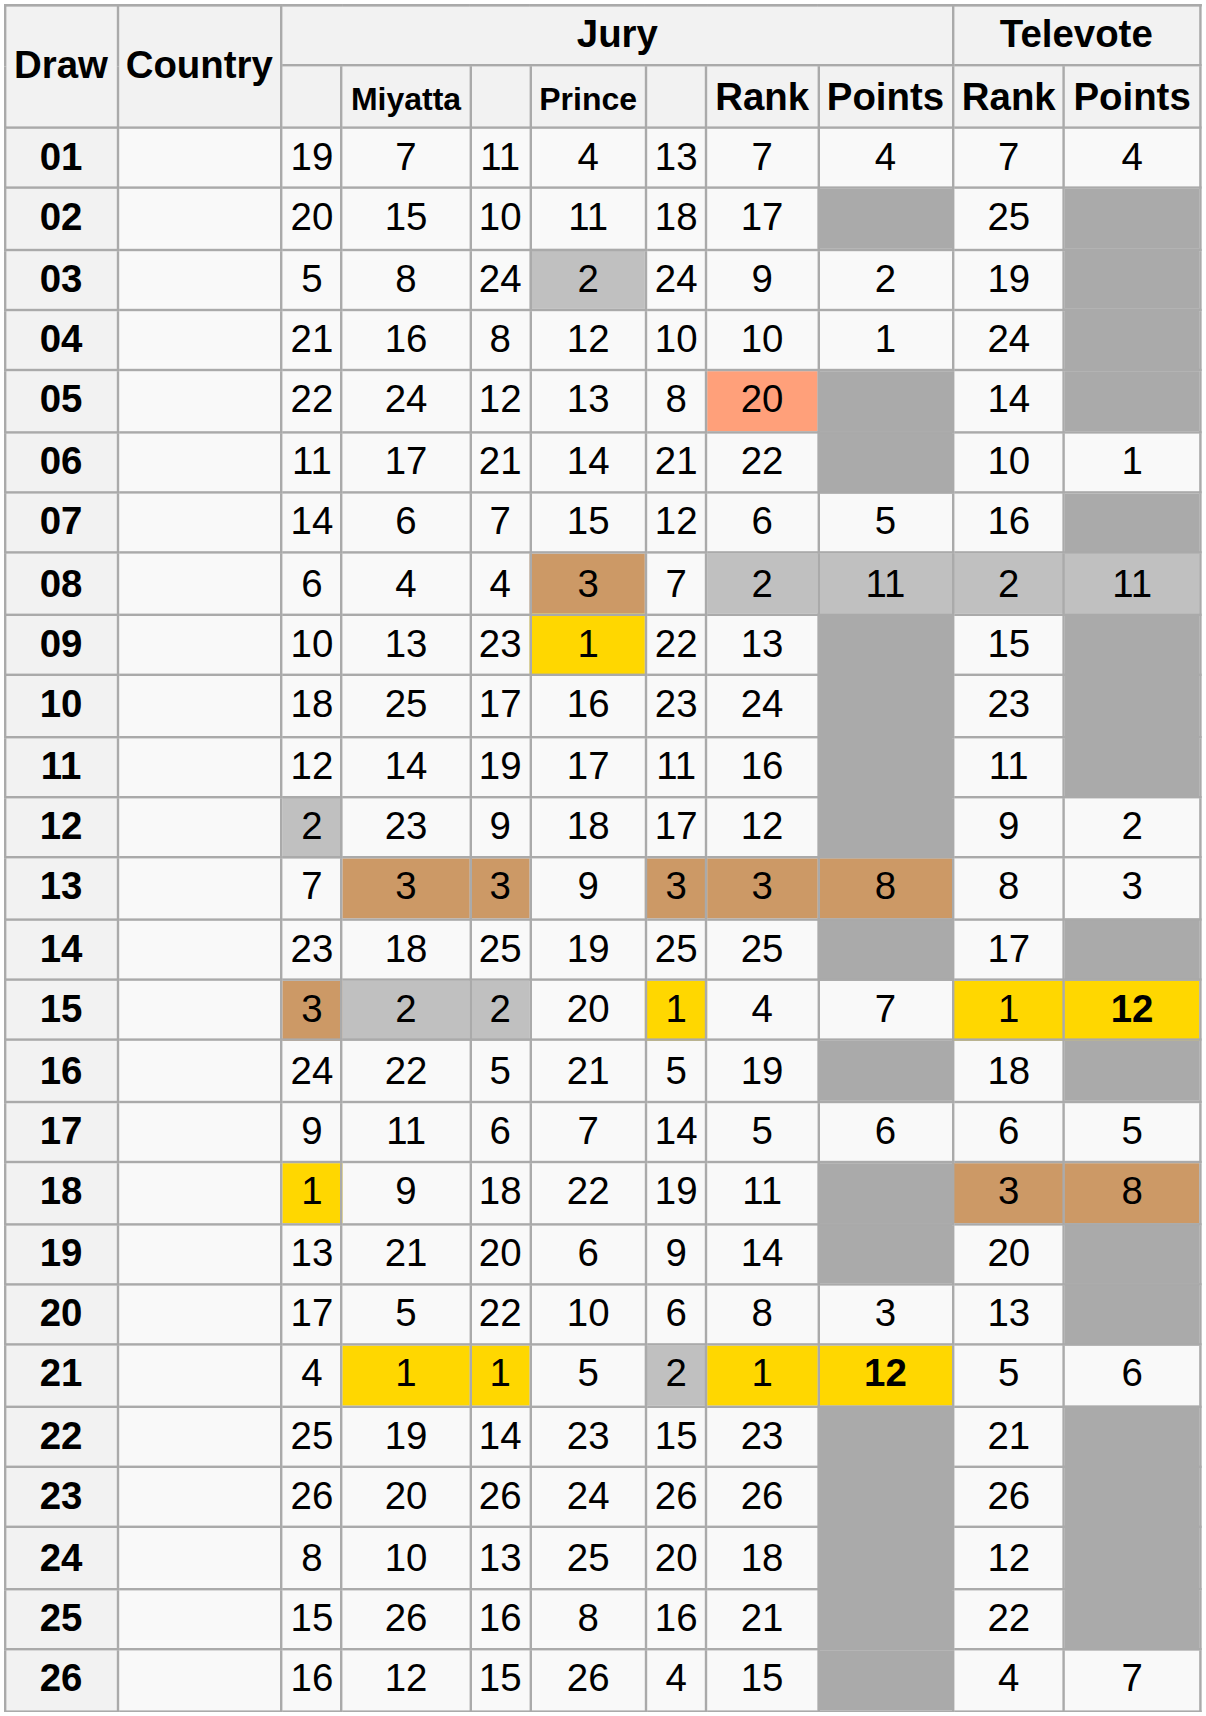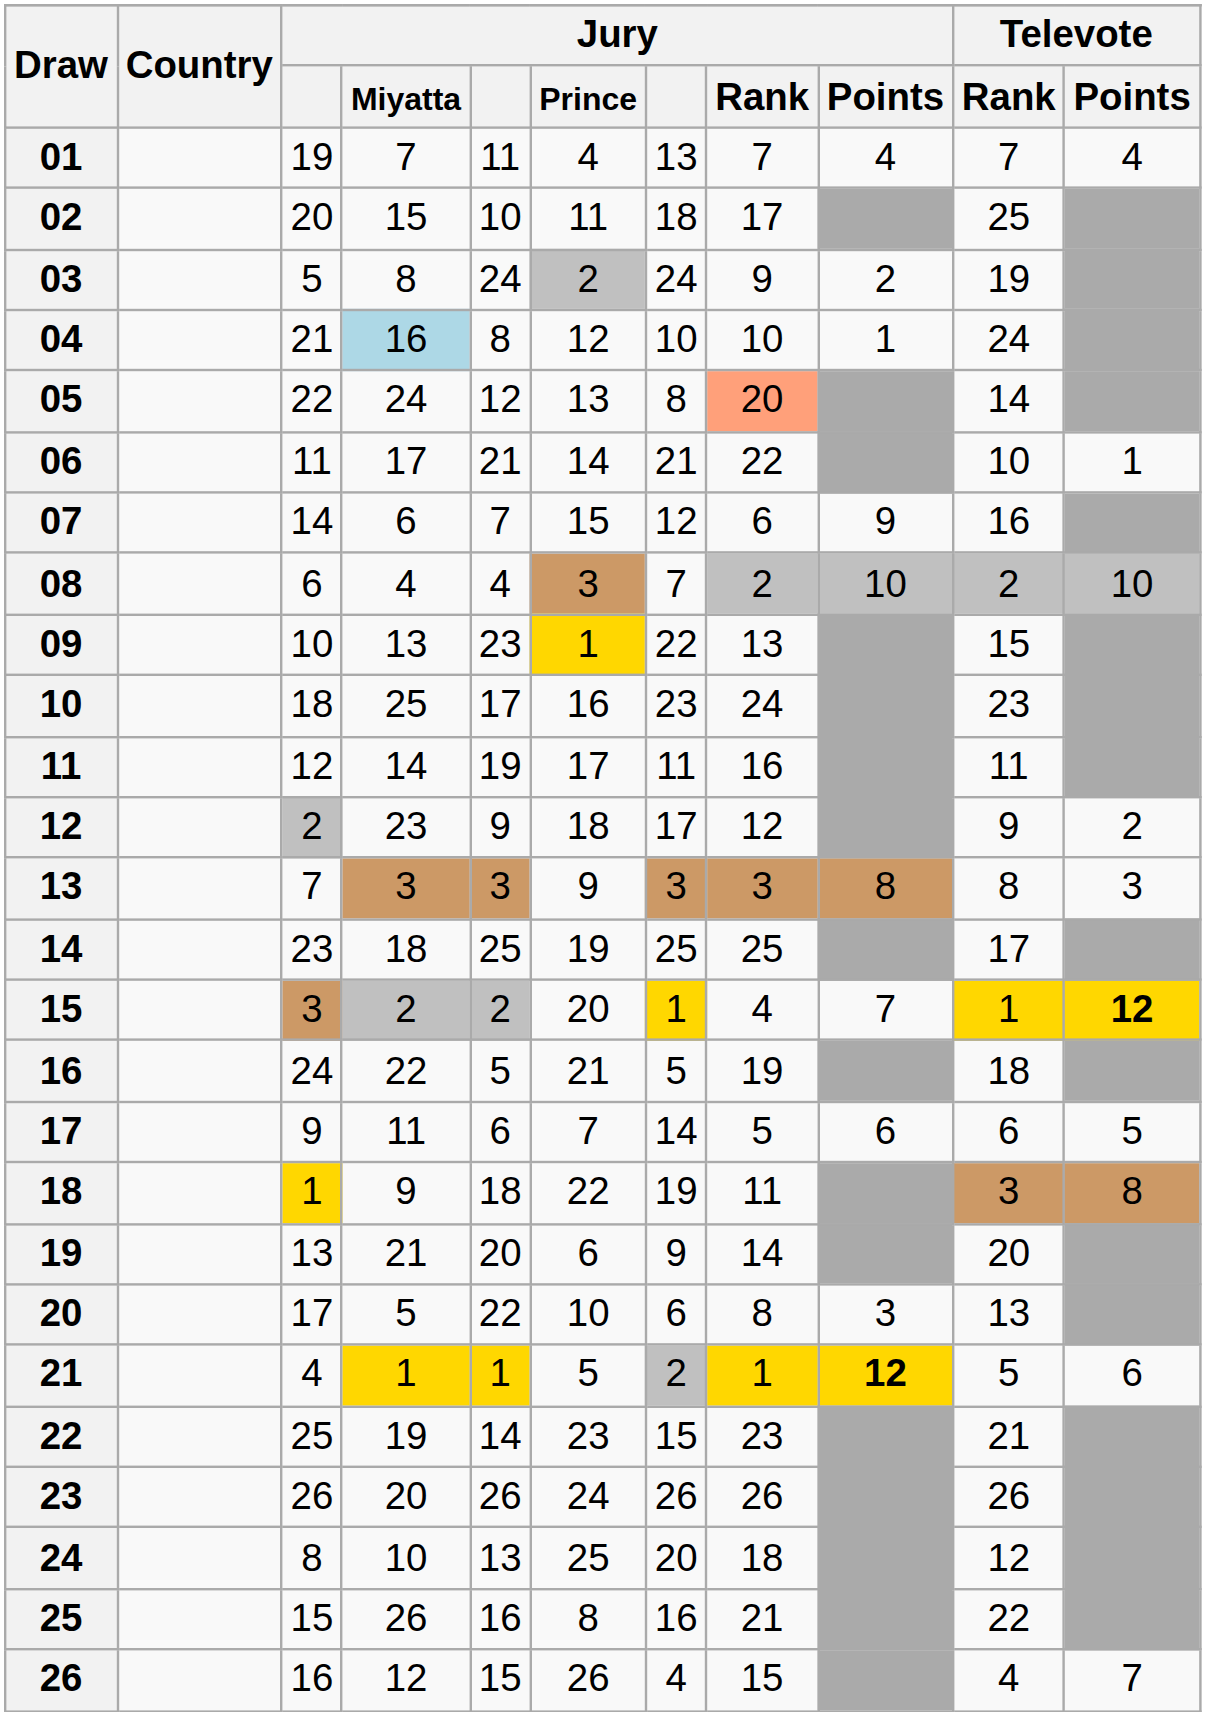(406, 339) no background -> (406, 339) lightblue background
(885, 522) 5 -> (885, 522) 9
(885, 583) 11 -> (885, 583) 10
(1132, 583) 11 -> (1132, 583) 10
